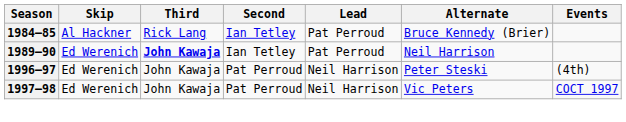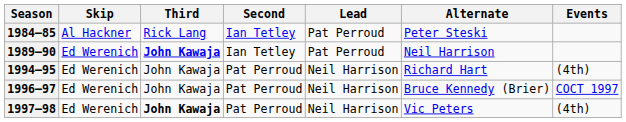(477, 33) Bruce Kennedy (Brier) -> (446, 33) Peter Steski
+ row: (32, 70)
(446, 70) Peter Steski -> (477, 89) Bruce Kennedy (Brier)
(573, 70) (4th) -> (587, 89) COCT 1997
(182, 89) normal -> (182, 108) bold
(587, 89) COCT 1997 -> (573, 108) (4th)
